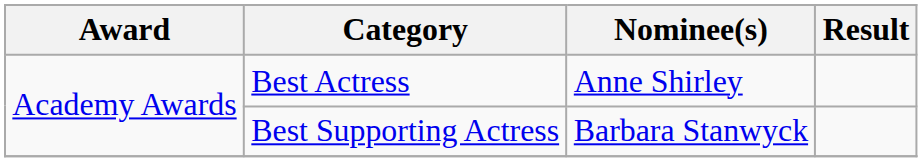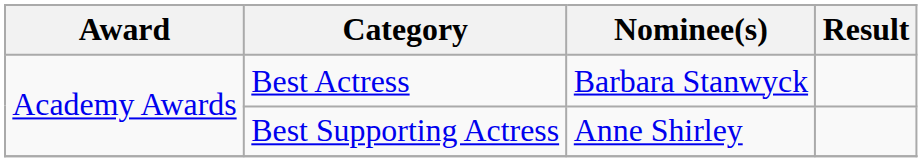(658, 80) Anne Shirley -> (691, 80) Barbara Stanwyck
(691, 130) Barbara Stanwyck -> (658, 130) Anne Shirley
